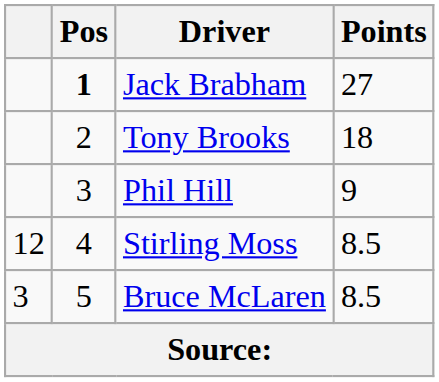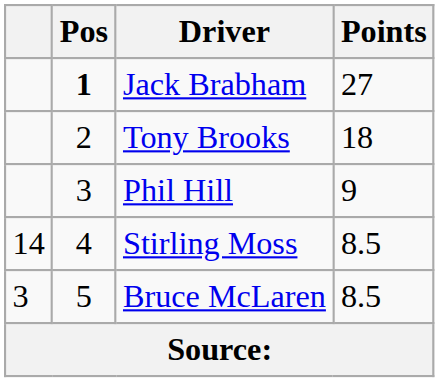(29, 243) 12 -> (29, 243) 14
